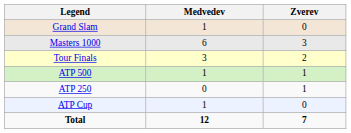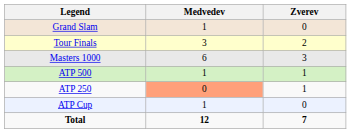rows swapped: (75, 58) <-> (75, 42)
(204, 89) no background -> (204, 89) lightsalmon background
